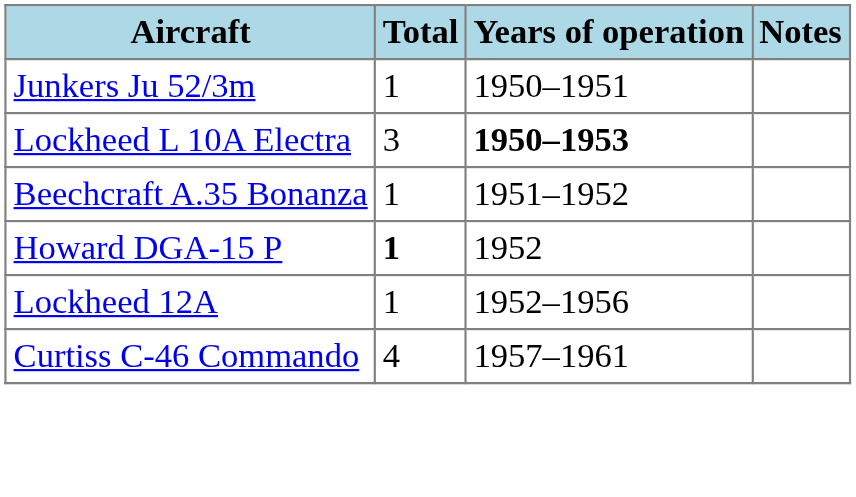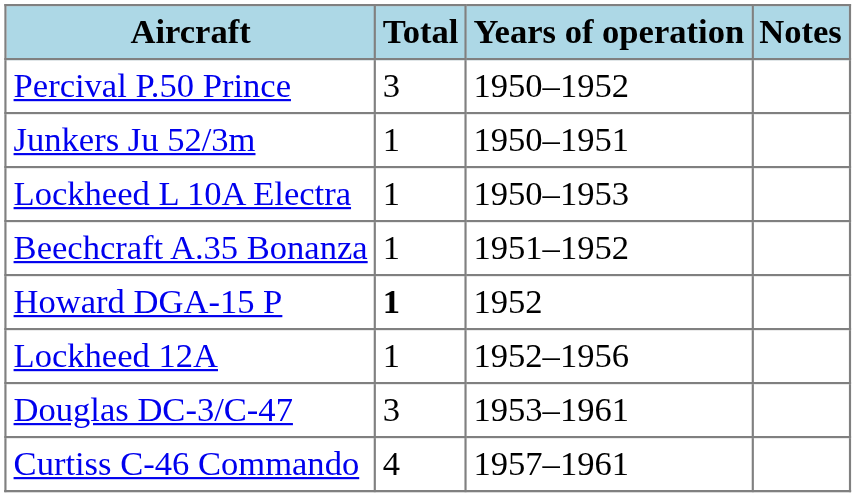+ row: (152, 85)
(391, 139) 3 -> (391, 193) 1
(551, 139) bold -> (551, 193) normal
+ row: (153, 409)
